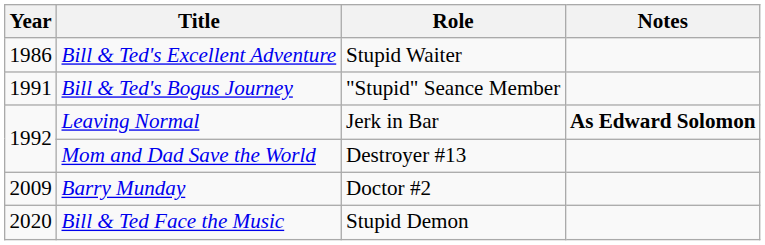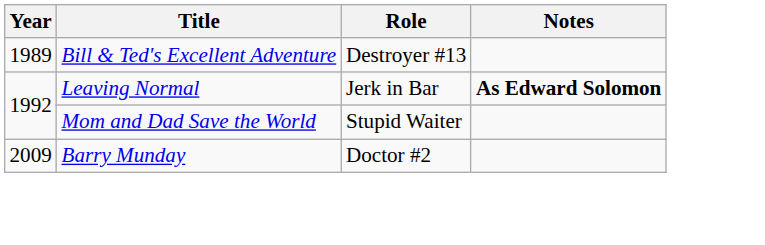(31, 54) 1986 -> (31, 54) 1989
(404, 54) Stupid Waiter -> (406, 54) Destroyer #13
- row: (177, 88)
(406, 155) Destroyer #13 -> (404, 121) Stupid Waiter
- row: (173, 222)
